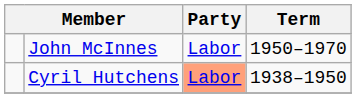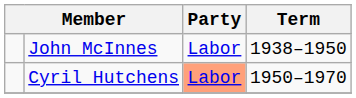(298, 49) 1950–1970 -> (298, 49) 1938–1950
(298, 78) 1938–1950 -> (298, 78) 1950–1970
